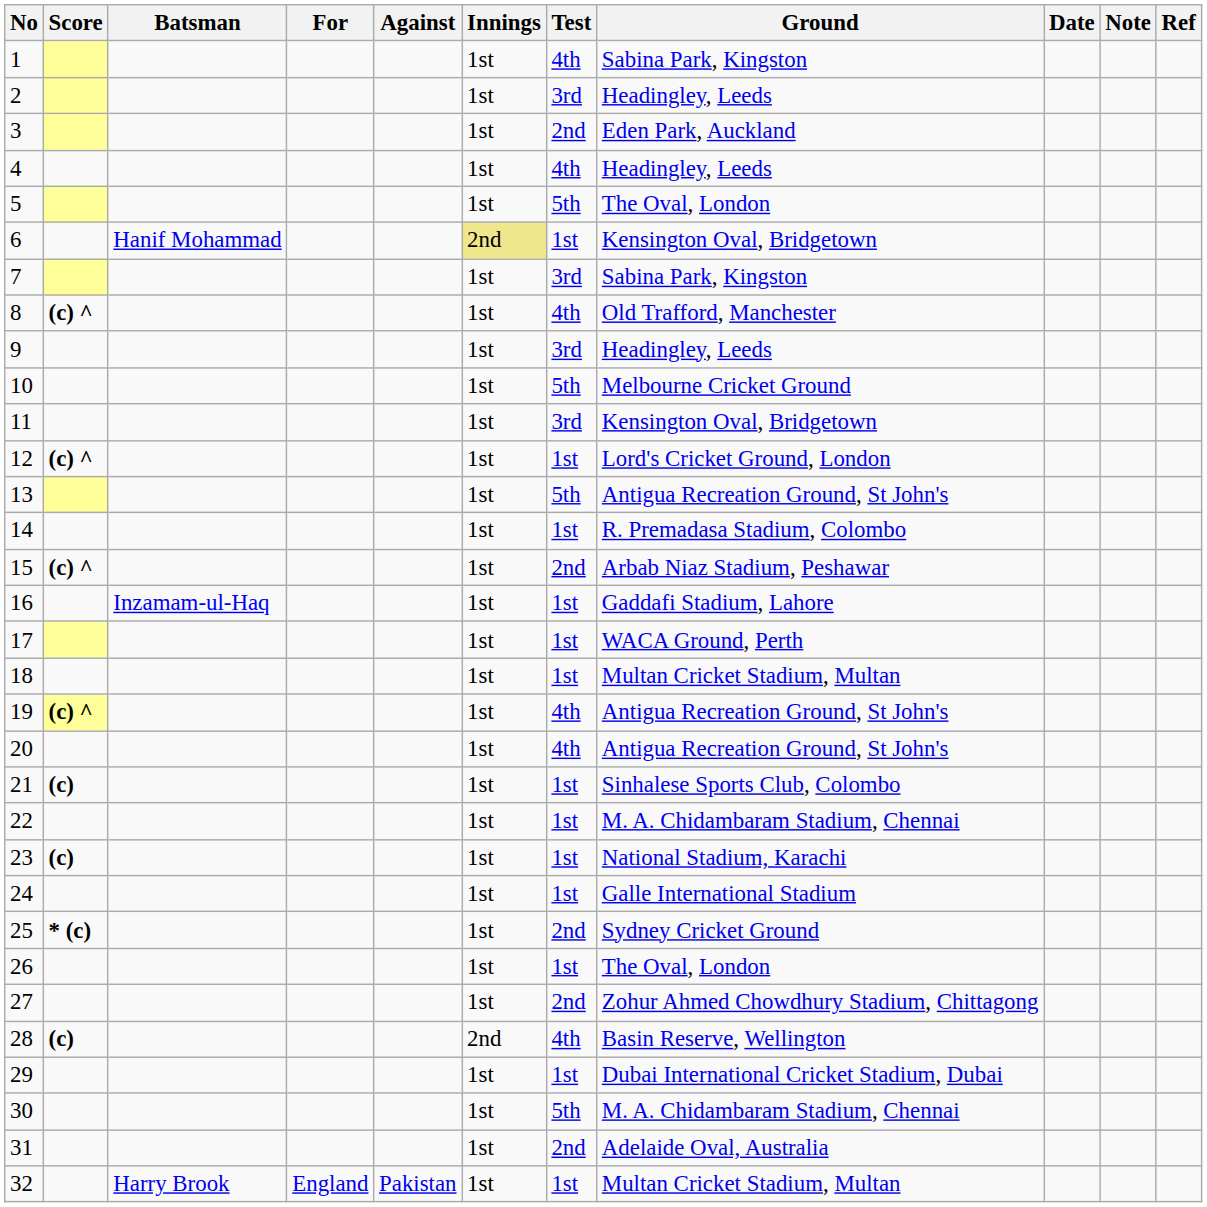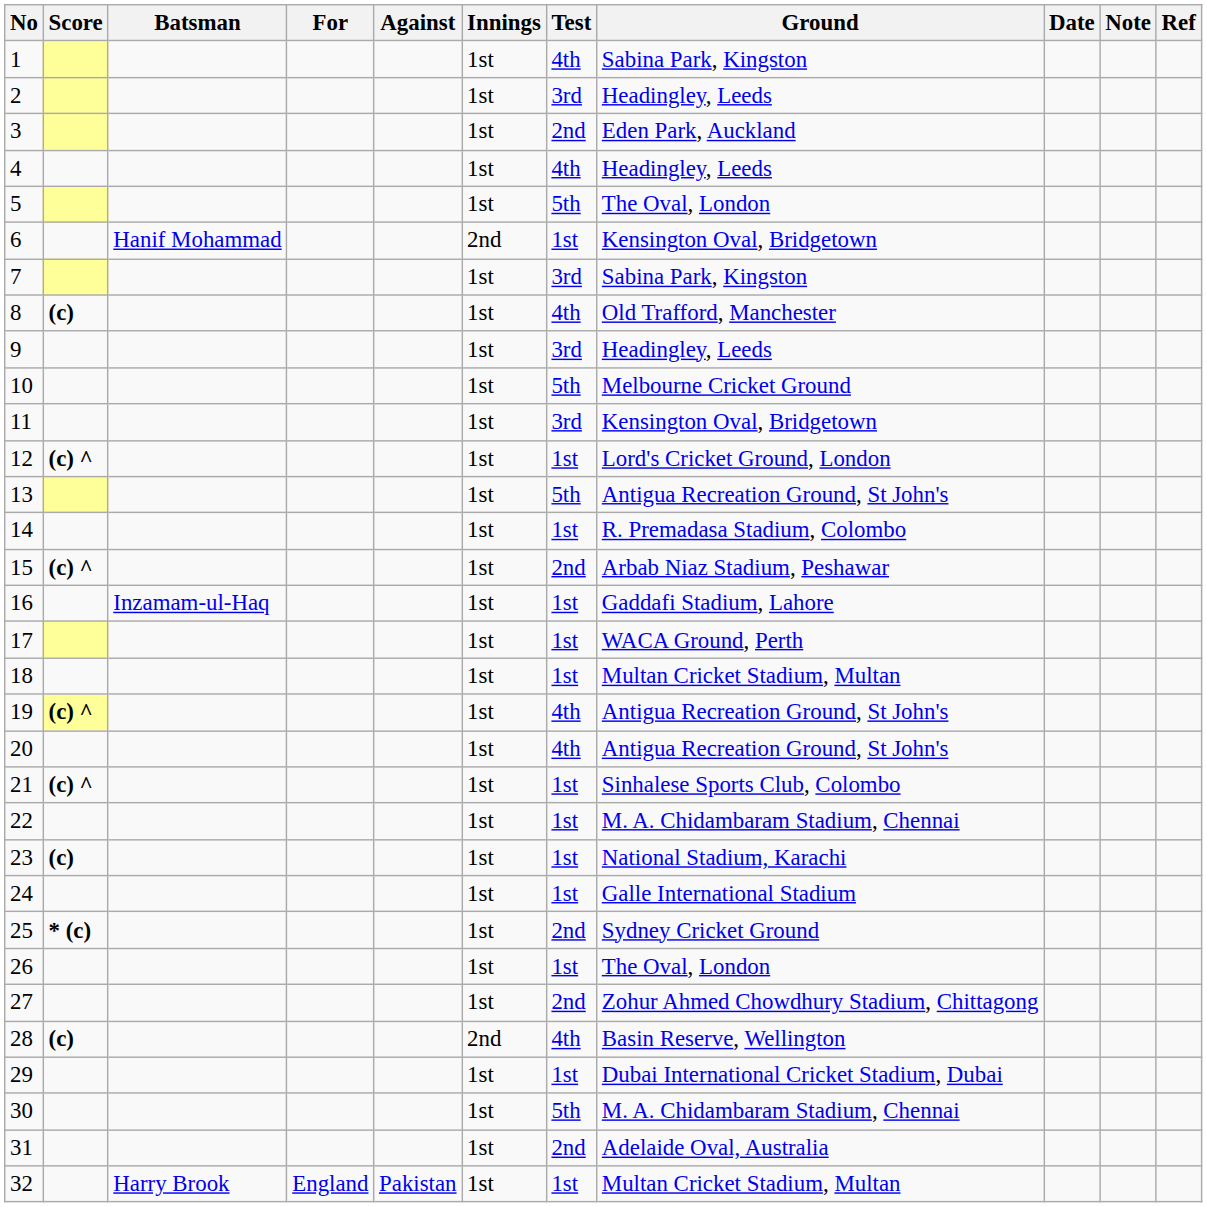(484, 240) khaki background -> (484, 240) no background
(71, 312) (c) ^ -> (61, 312) (c)
(61, 784) (c) -> (71, 784) (c) ^
